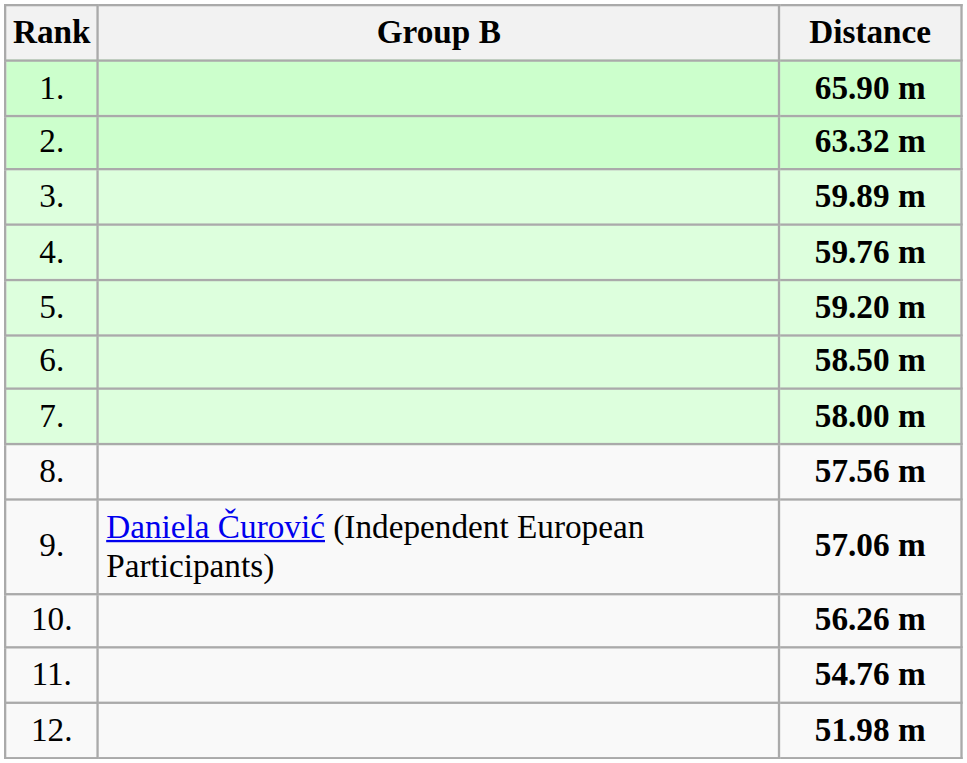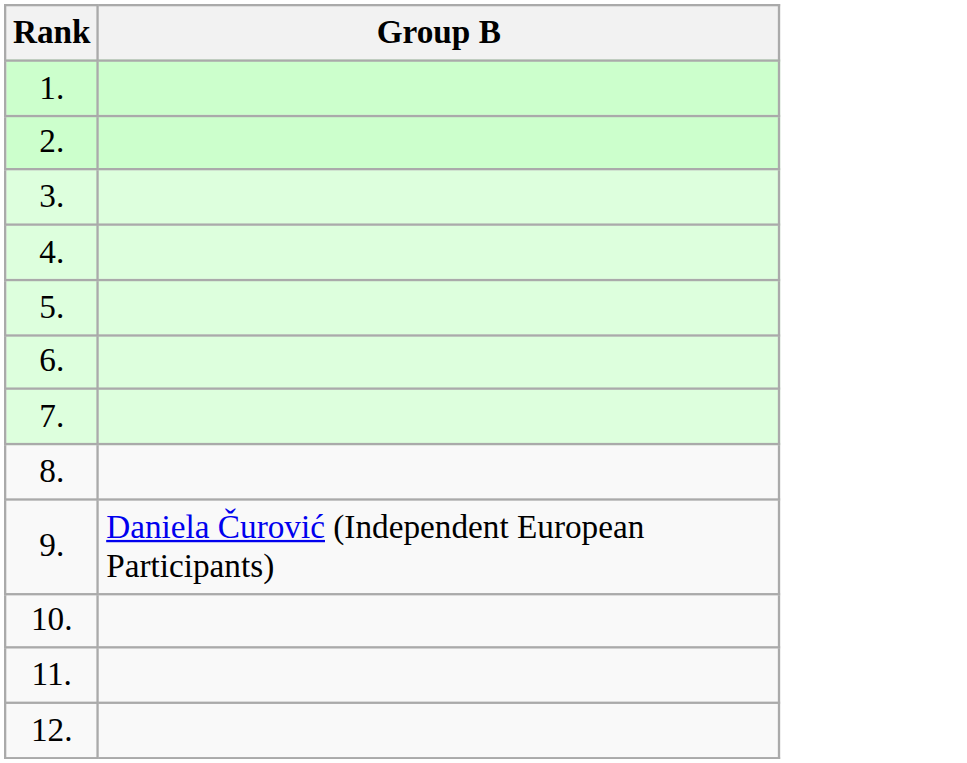- column: (870, 32)
